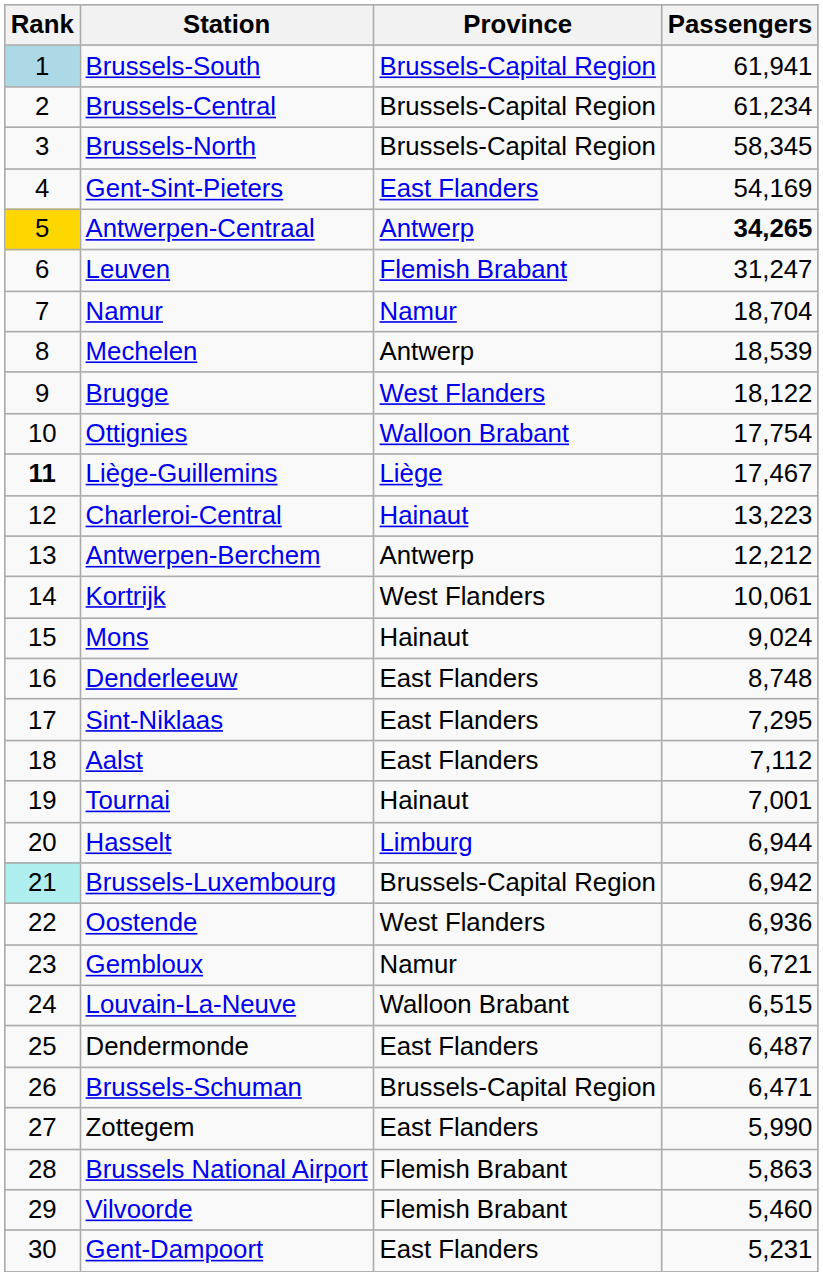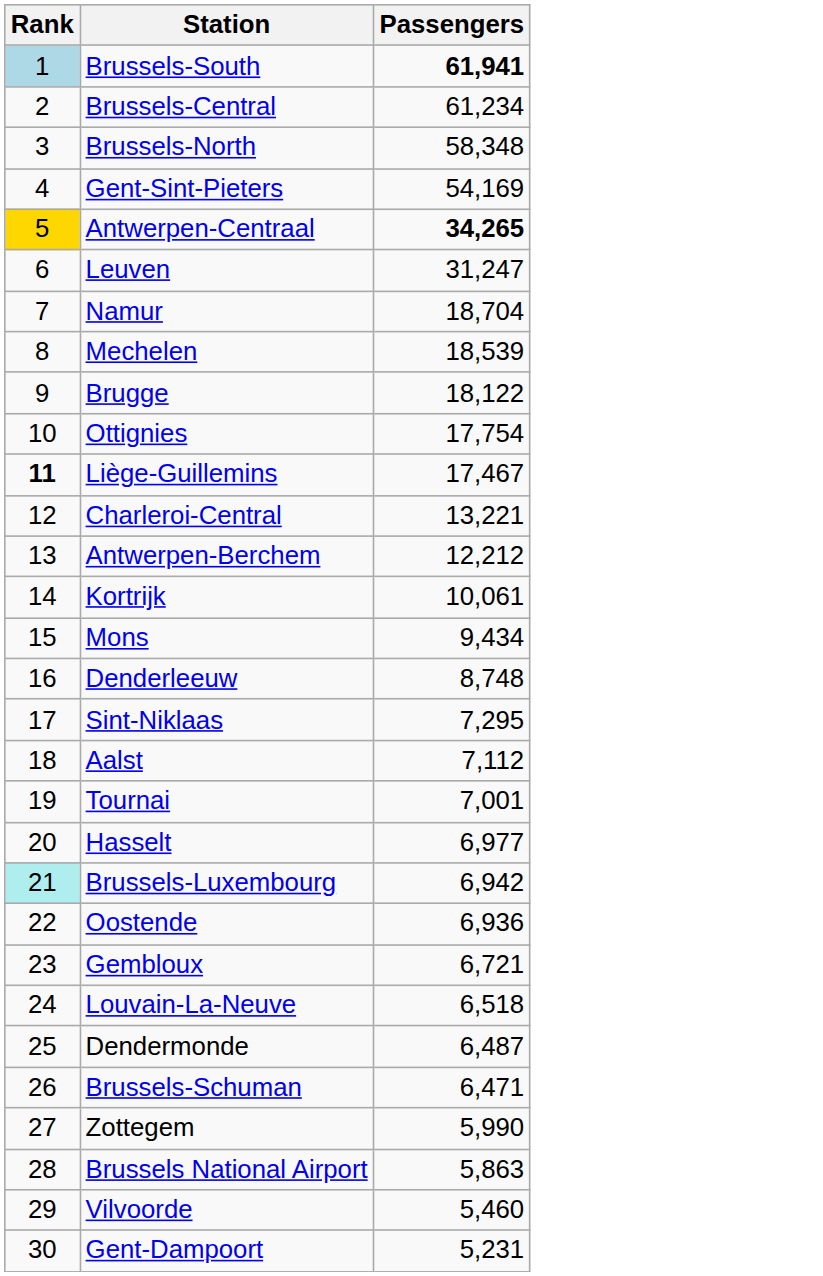- column: (518, 24)
(773, 65) normal -> (485, 65) bold
(773, 147) 58,345 -> (485, 147) 58,348
(773, 515) 13,223 -> (485, 515) 13,221
(780, 637) 9,024 -> (492, 637) 9,434
(780, 842) 6,944 -> (492, 842) 6,977
(780, 1005) 6,515 -> (492, 1005) 6,518
